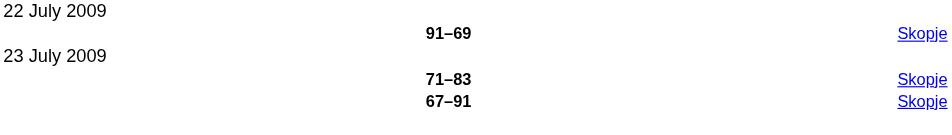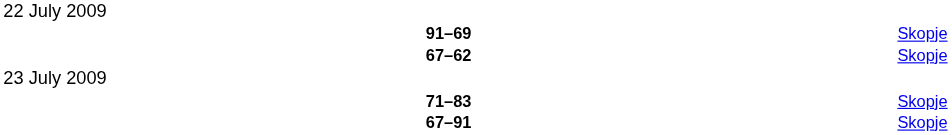+ row: (181, 55)
